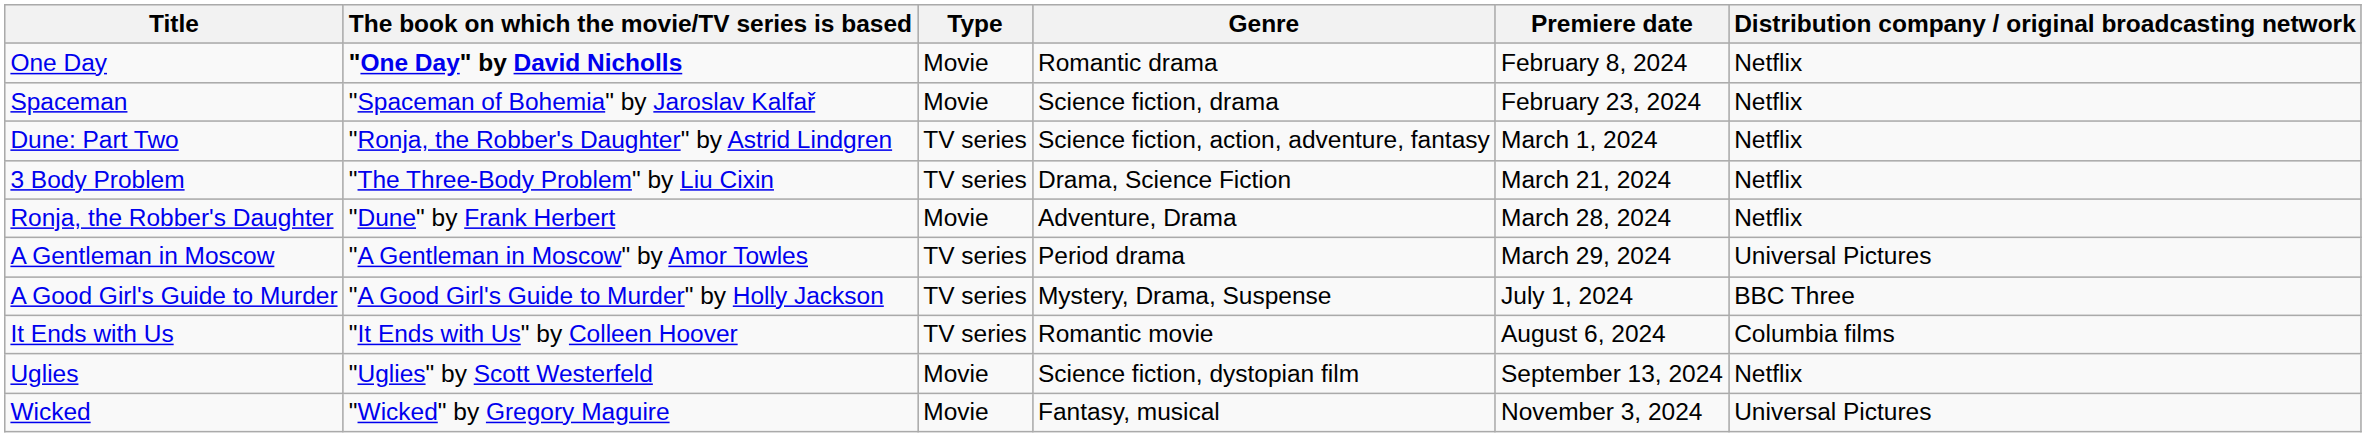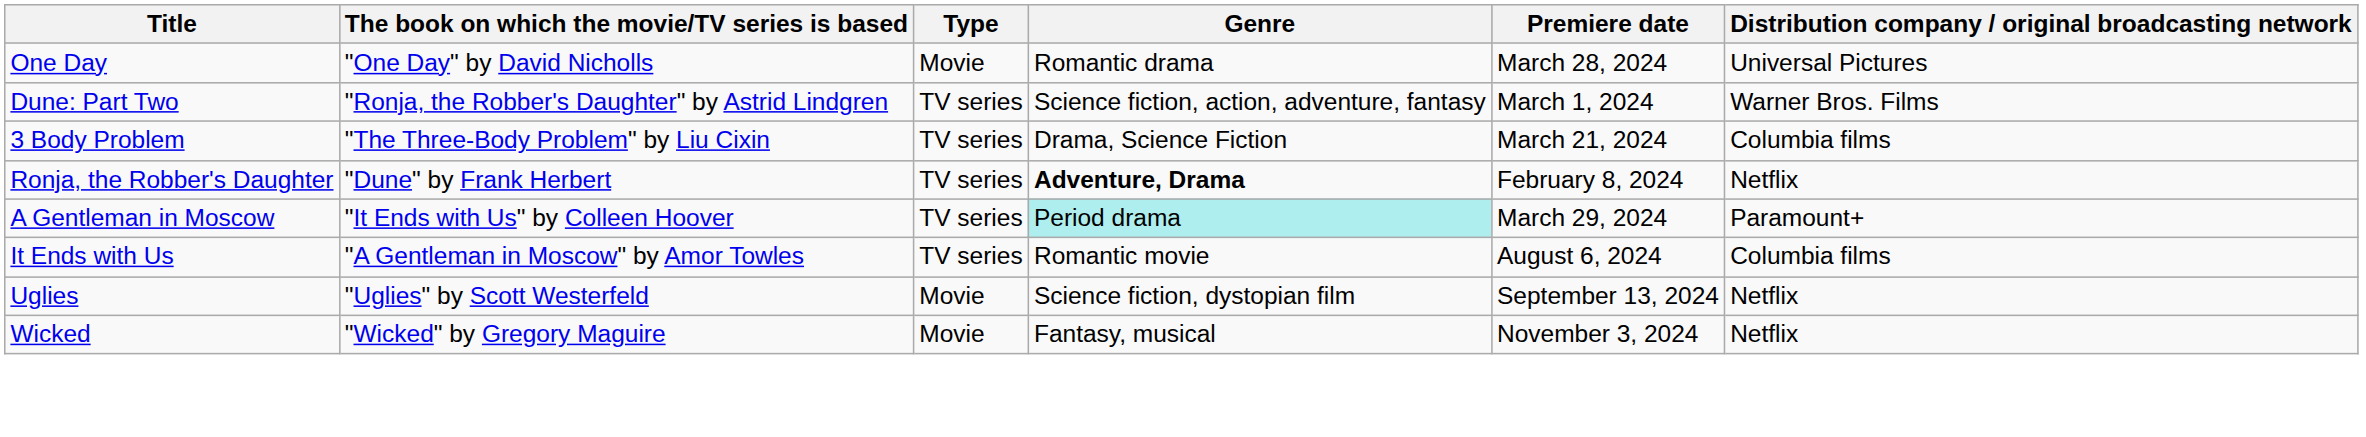(516, 62) bold -> (499, 62) normal
(1594, 62) February 8, 2024 -> (1582, 62) March 28, 2024
(1768, 62) Netflix -> (1829, 62) Universal Pictures
- row: (69, 101)
(1768, 140) Netflix -> (1834, 101) Warner Bros. Films
(1768, 179) Netflix -> (1810, 140) Columbia films
(956, 218) Movie -> (971, 179) TV series
(1137, 218) normal -> (1139, 179) bold
(1586, 218) March 28, 2024 -> (1590, 179) February 8, 2024
(578, 256) "A Gentleman in Moscow" by Amor Towles -> (539, 218) "It Ends with Us" by Colleen Hoover
(1111, 256) no background -> (1107, 218) paleturquoise background
(1833, 256) Universal Pictures -> (1797, 218) Paramount+
- row: (174, 295)
(543, 334) "It Ends with Us" by Colleen Hoover -> (574, 256) "A Gentleman in Moscow" by Amor Towles
(1833, 412) Universal Pictures -> (1764, 334) Netflix
